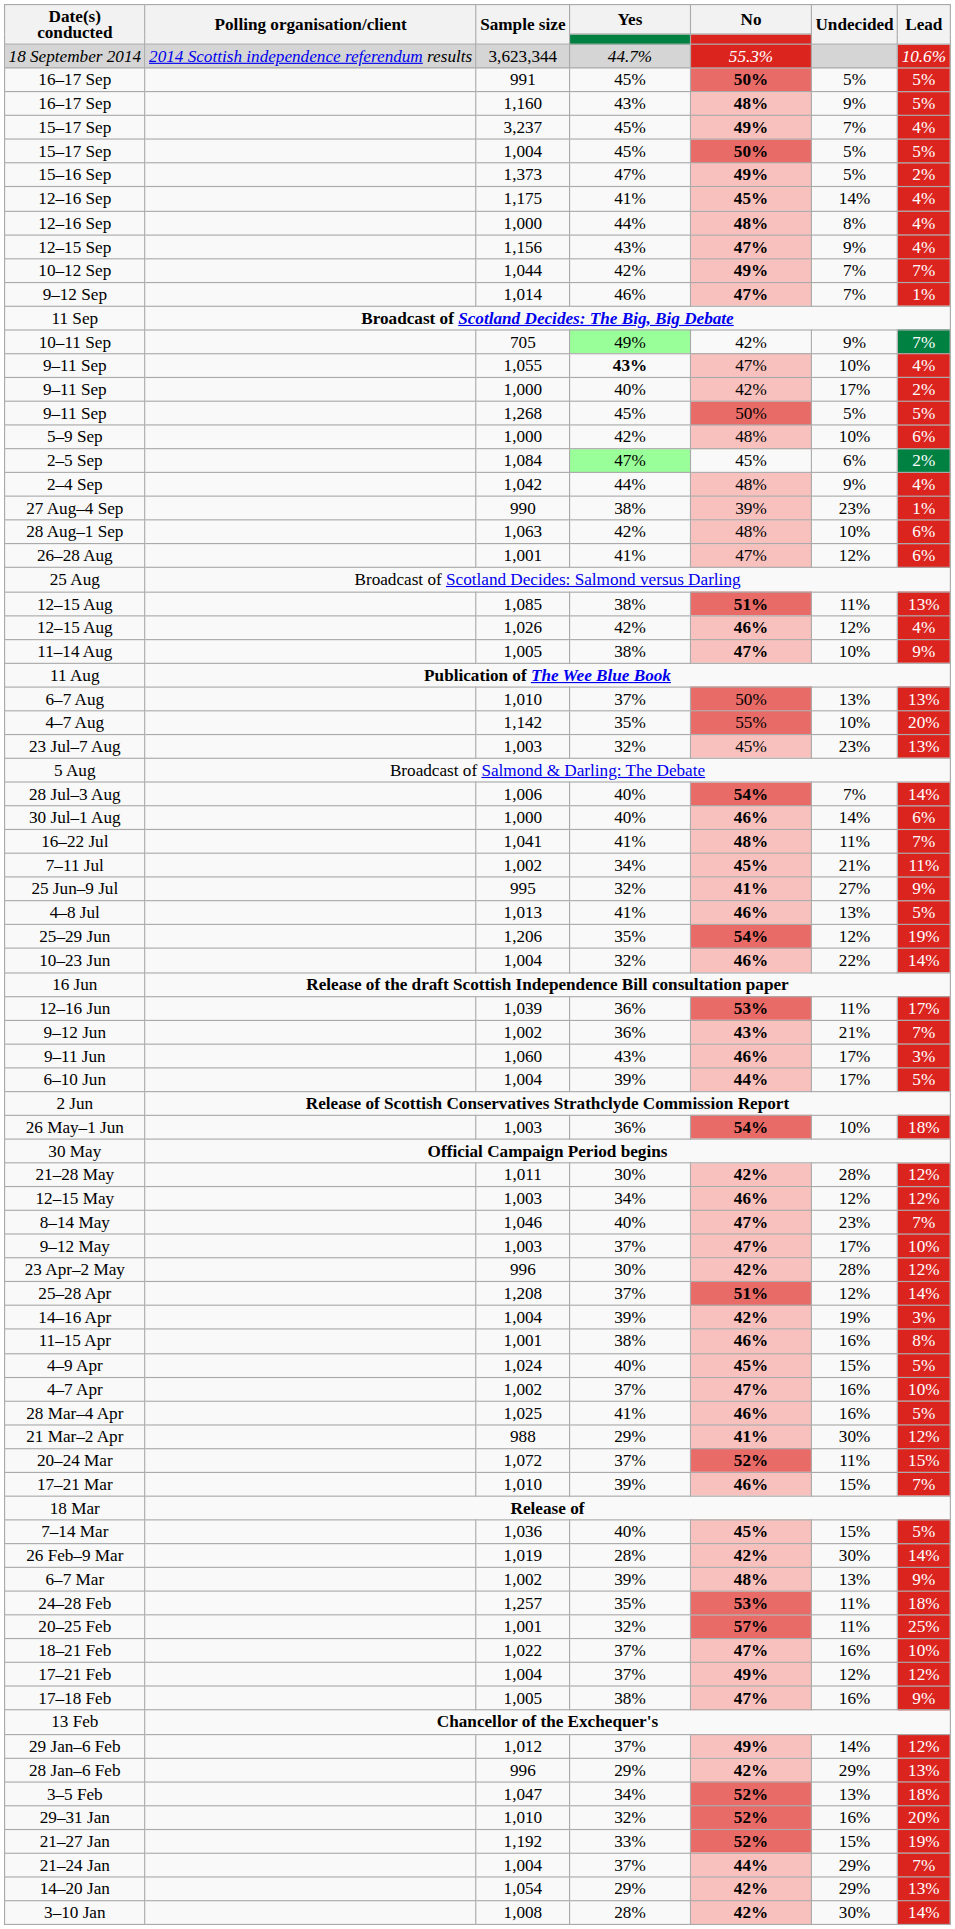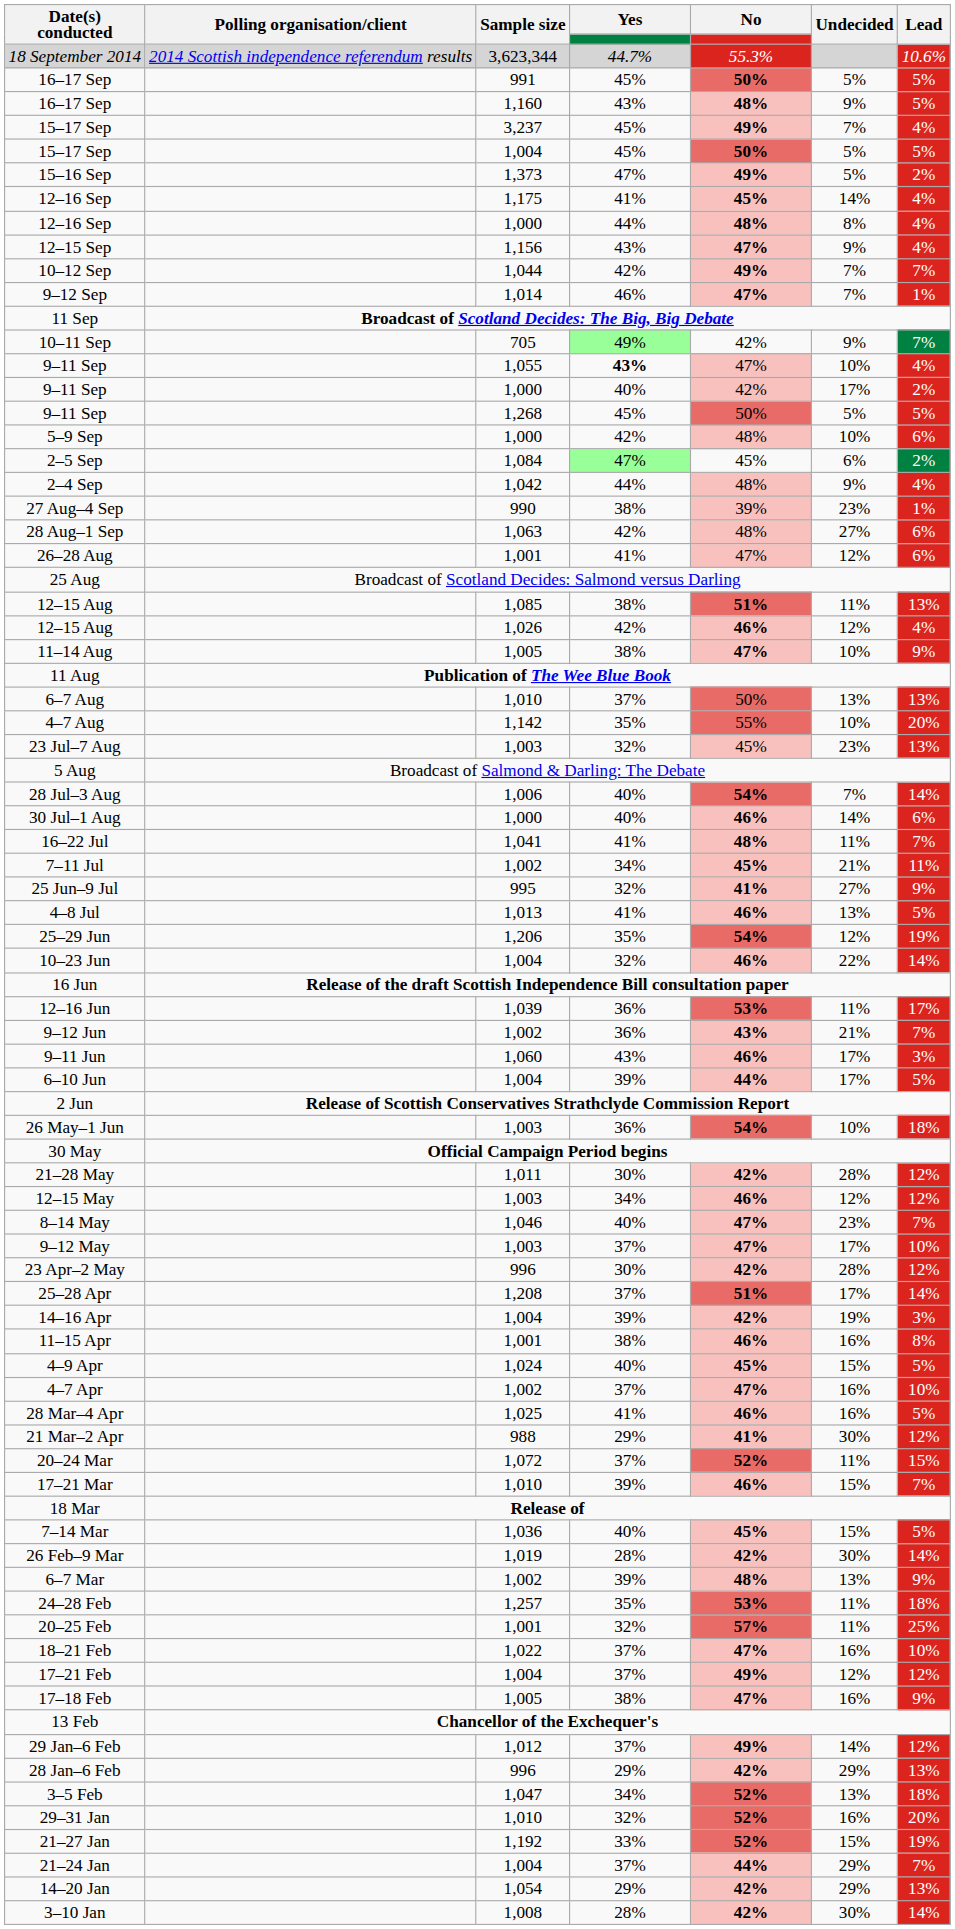(855, 532) 10% -> (855, 532) 27%
(855, 1293) 12% -> (855, 1293) 17%
